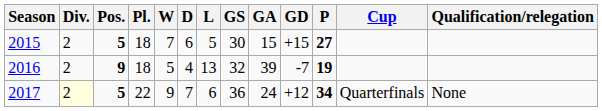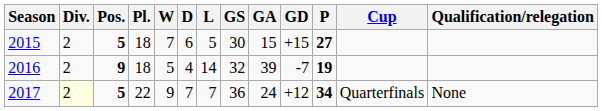(208, 67) 13 -> (208, 67) 14
(212, 93) 6 -> (212, 93) 7
